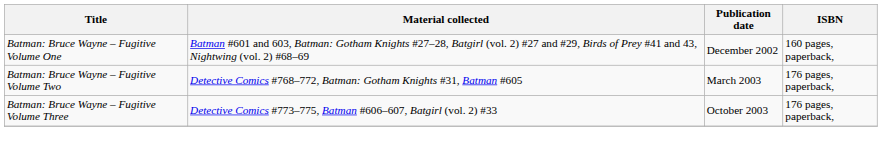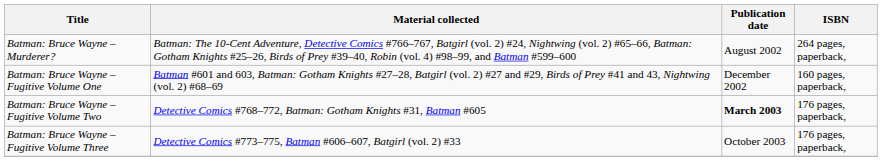+ row: (61, 50)
(734, 80) normal -> (753, 110) bold
